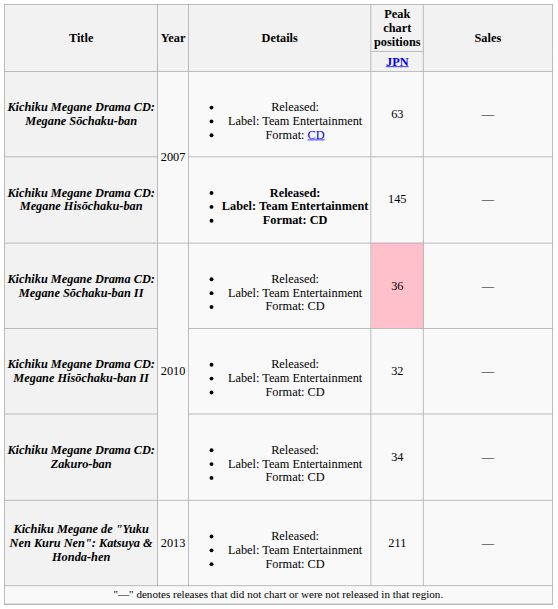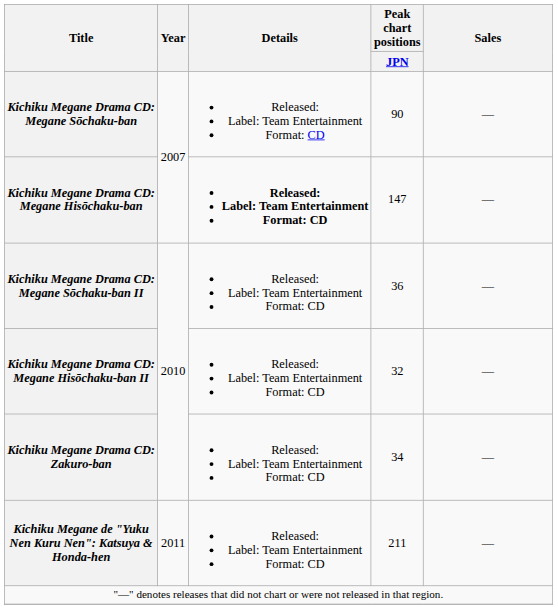(397, 114) 63 -> (397, 114) 90
(397, 199) 145 -> (397, 199) 147
(397, 285) pink background -> (397, 285) no background
(173, 542) 2013 -> (173, 542) 2011
